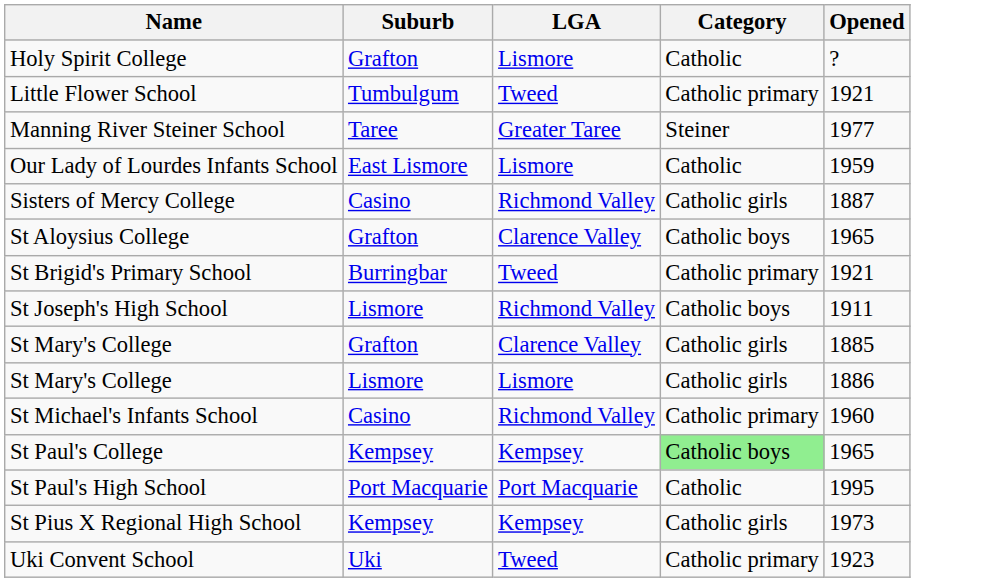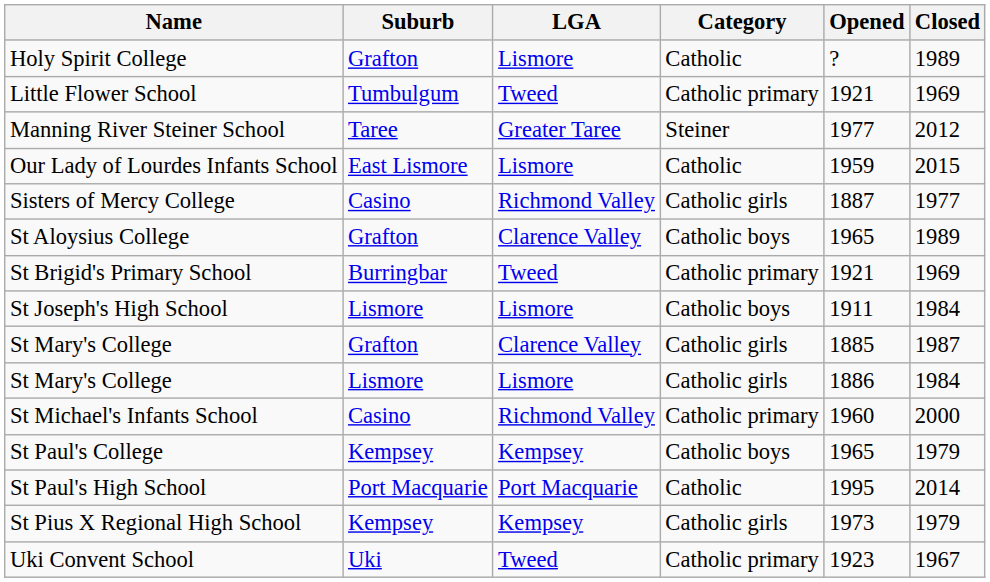+ column: (947, 22)
(577, 308) Richmond Valley -> (536, 308) Lismore
(728, 451) lightgreen background -> (728, 451) no background
